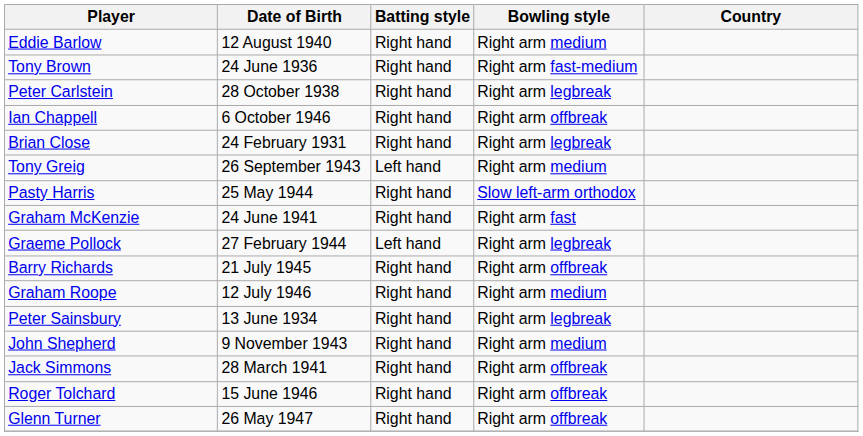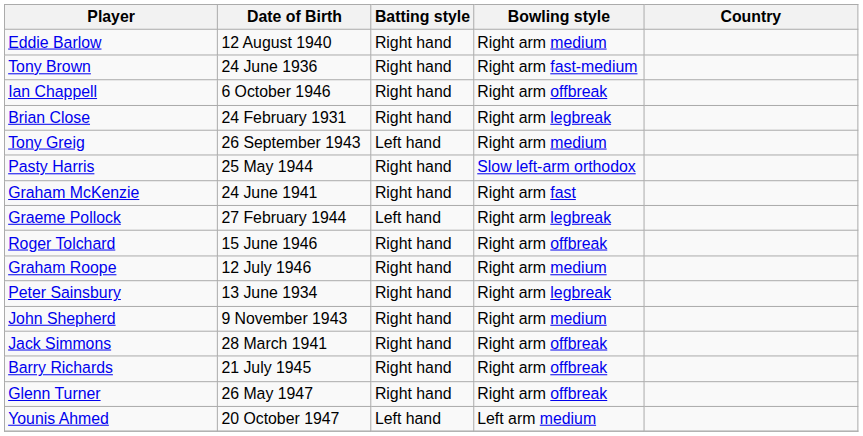- row: (61, 92)
rows swapped: (61, 268) <-> (62, 393)
+ row: (58, 419)
